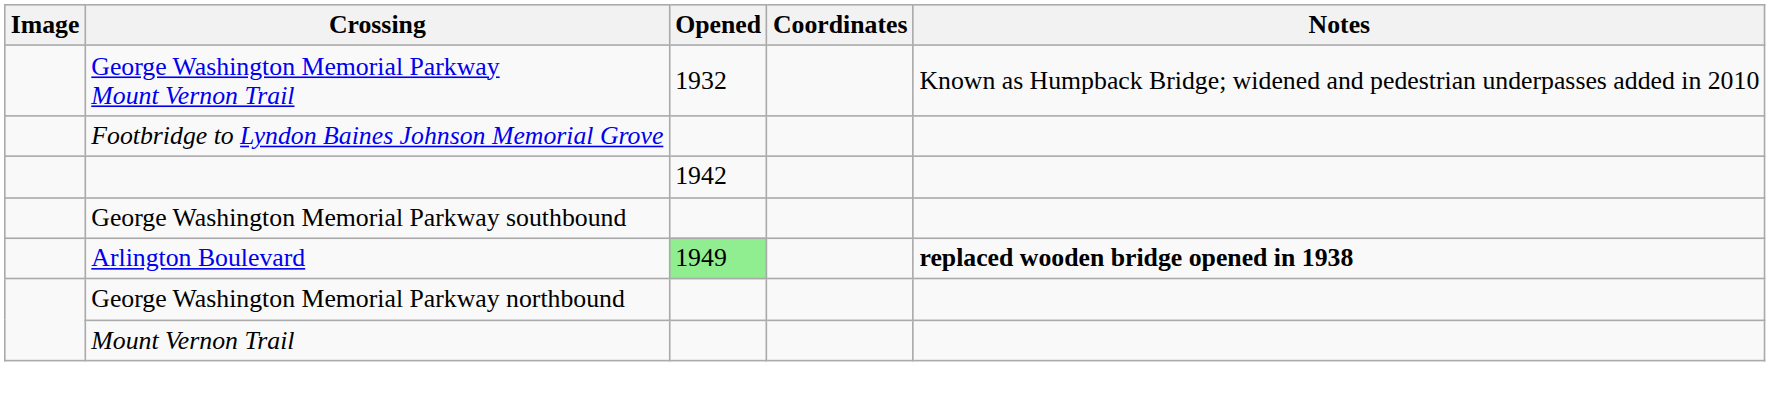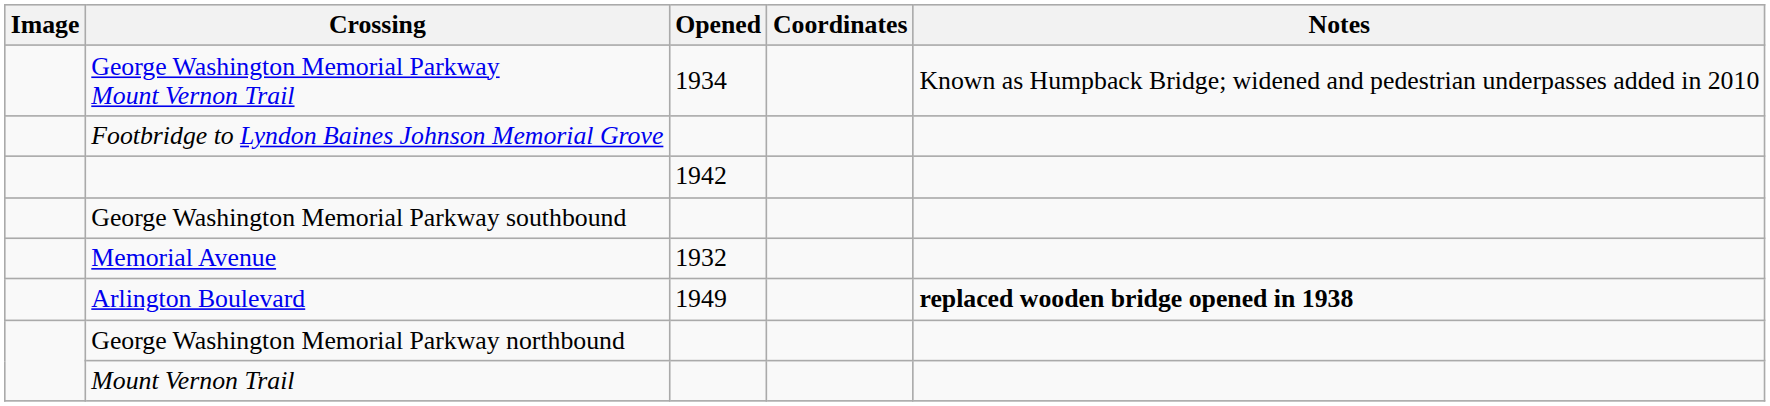(701, 80) 1932 -> (701, 80) 1934
+ row: (184, 258)
(701, 258) lightgreen background -> (701, 299) no background
